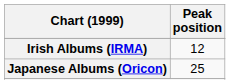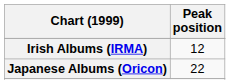(197, 68) 25 -> (197, 68) 22
